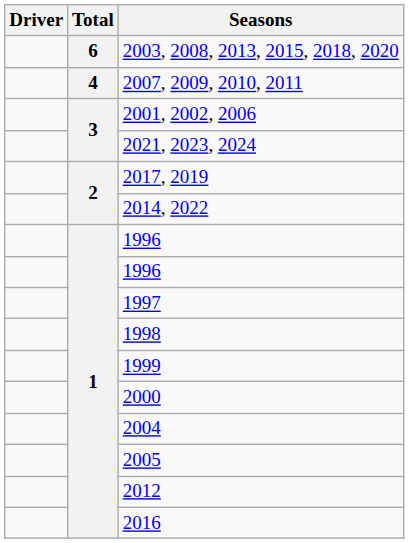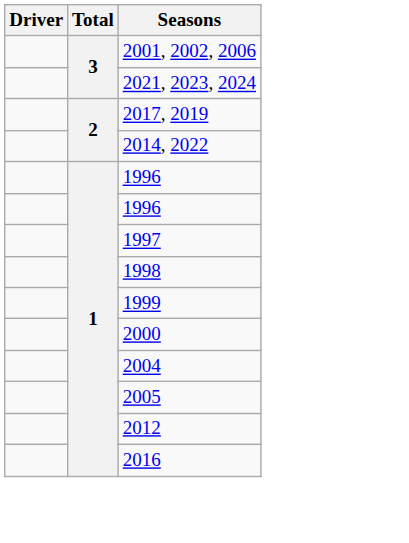- row: (93, 51)
- row: (93, 82)
